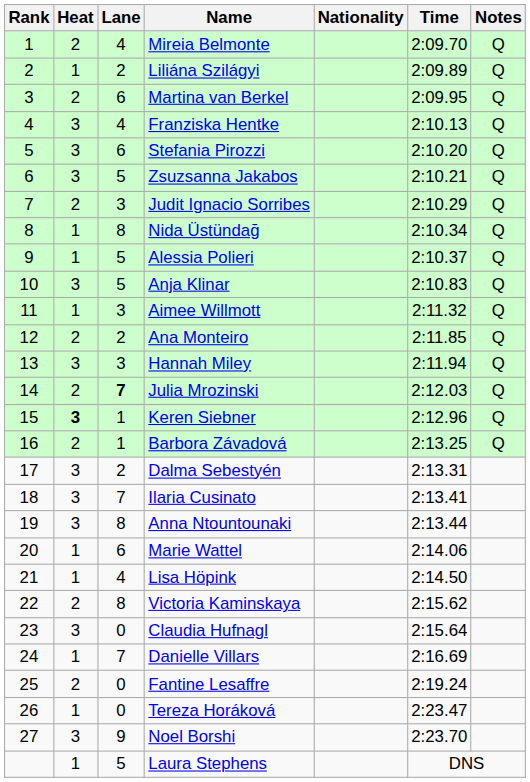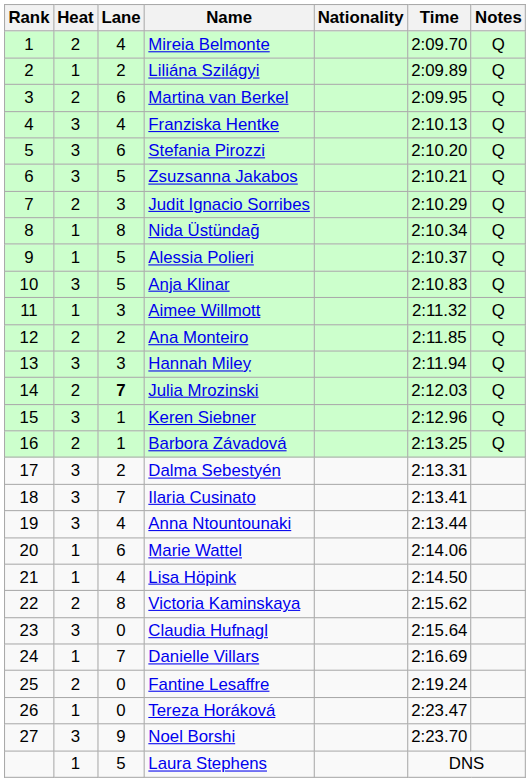(75, 417) bold -> (75, 417) normal
(121, 524) 8 -> (121, 524) 4
